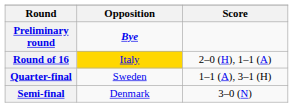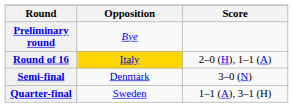(130, 36) bold -> (130, 36) normal
rows swapped: (41, 76) <-> (41, 93)
